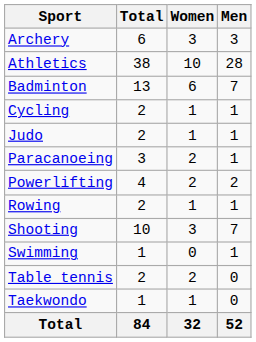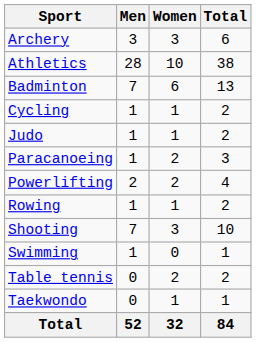columns swapped: (234, 16) <-> (142, 16)
